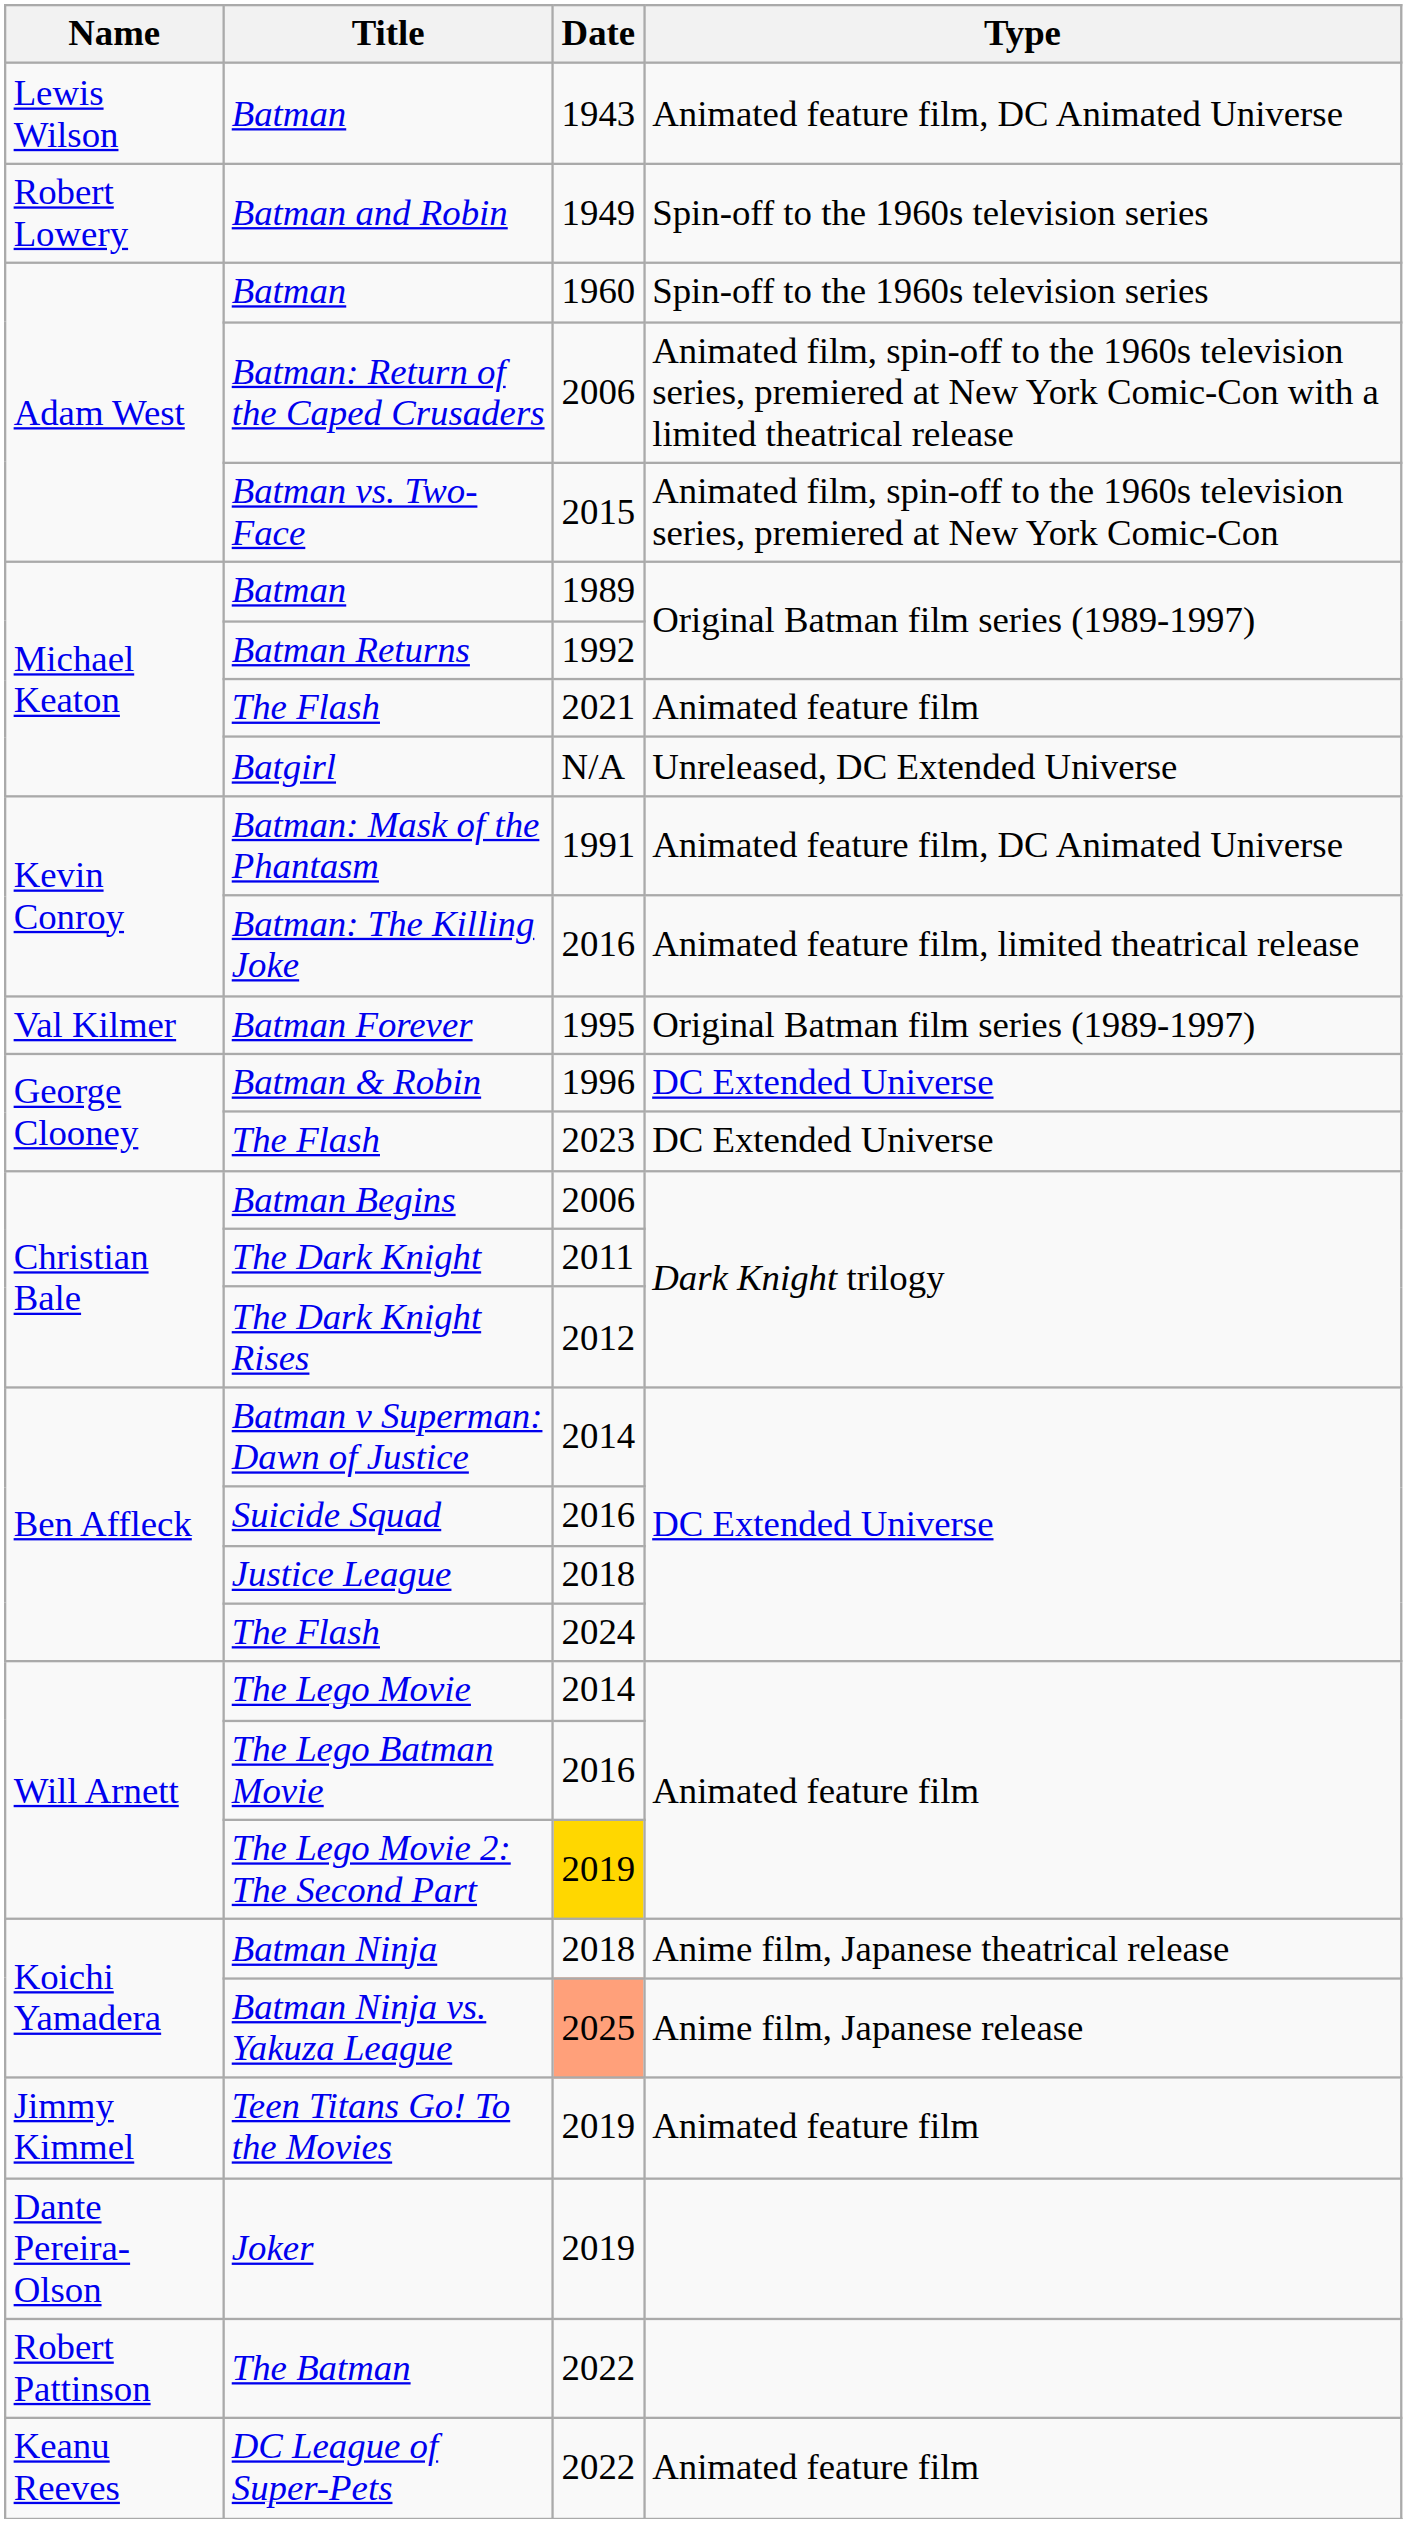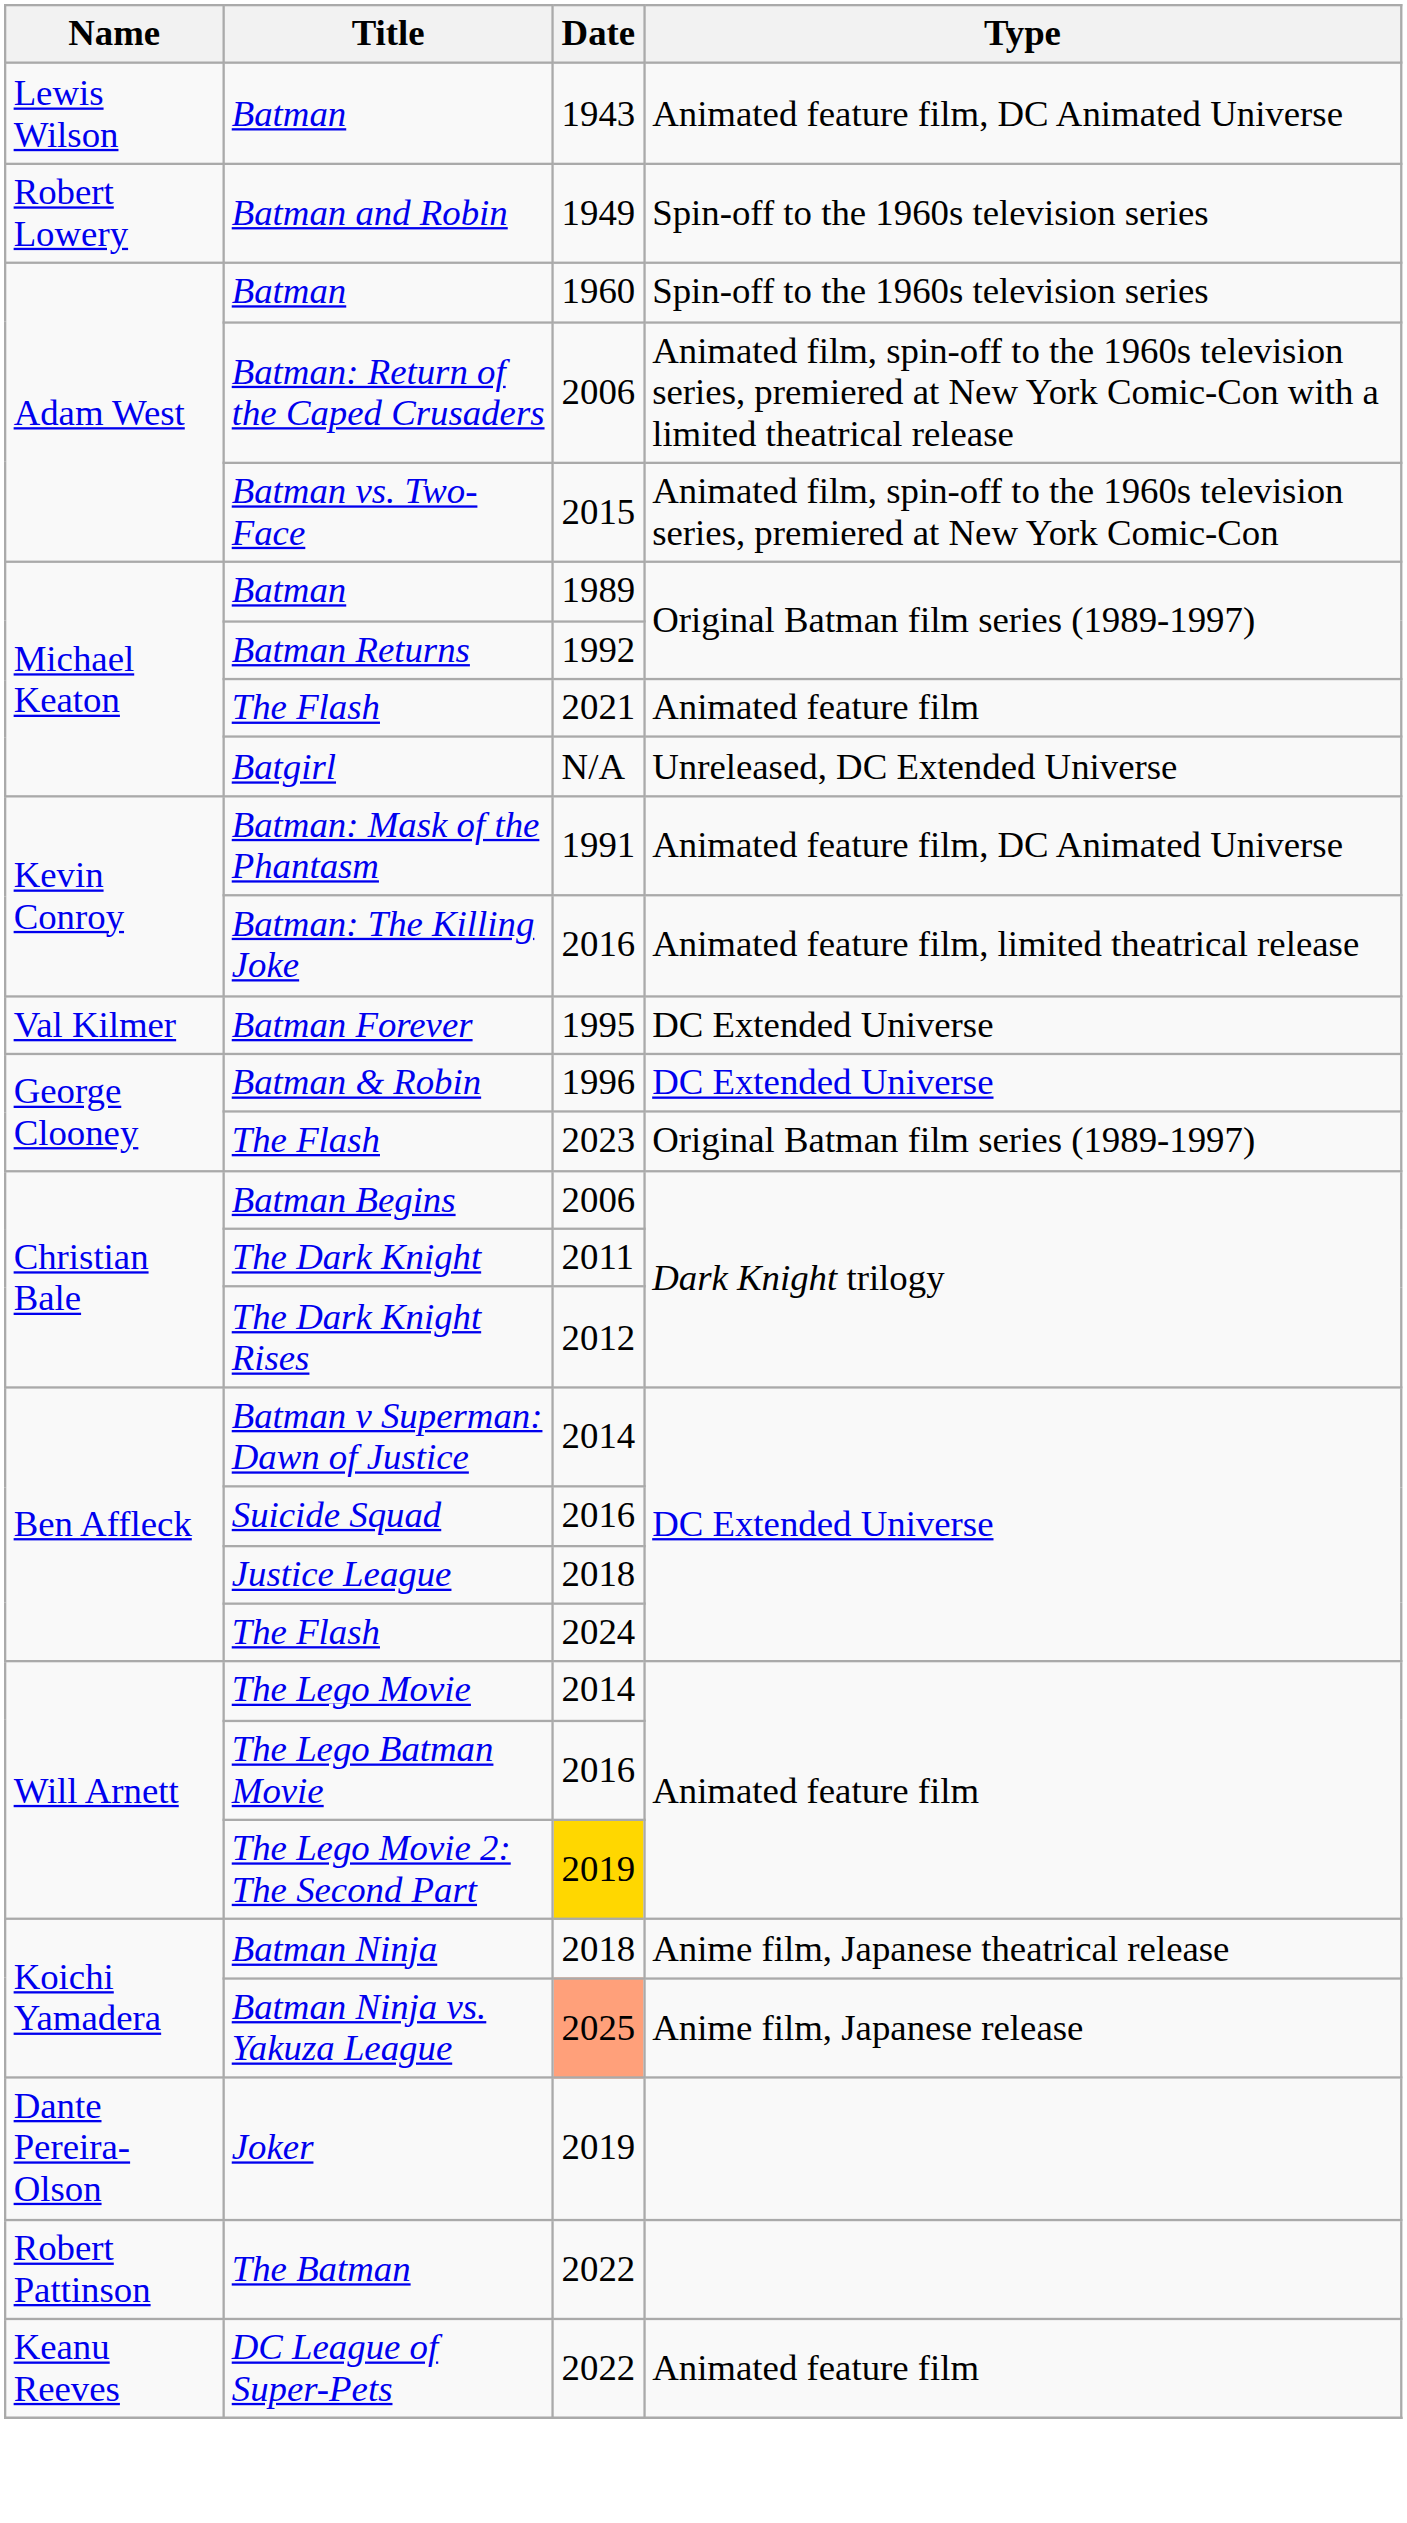(954, 1023) Original Batman film series (1989-1997) -> (823, 1023) DC Extended Universe
(823, 1140) DC Extended Universe -> (954, 1140) Original Batman film series (1989-1997)
- row: (74, 2126)
